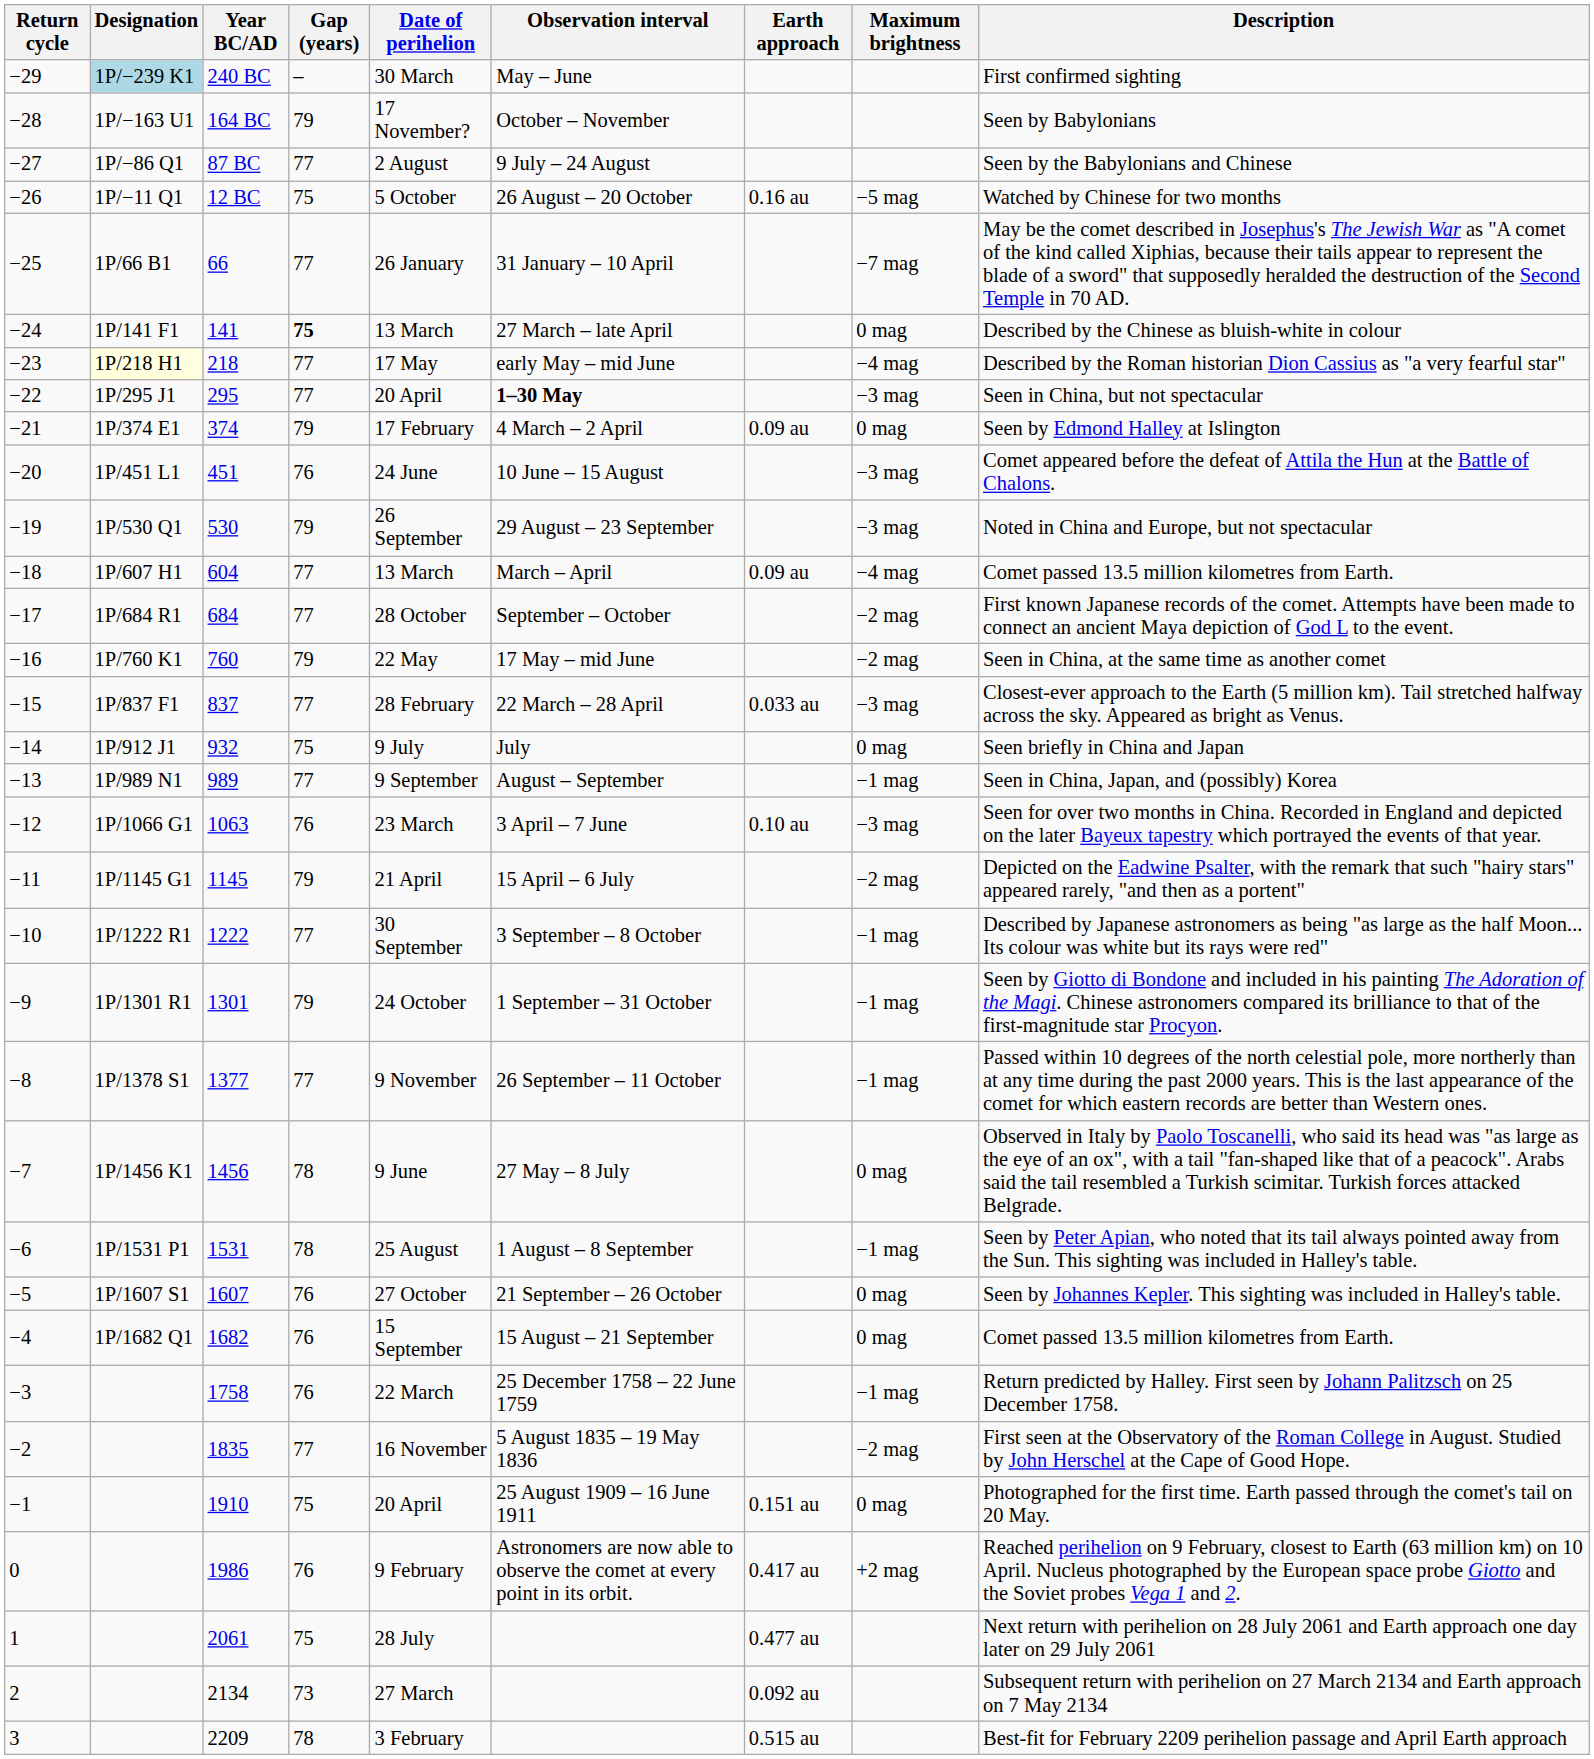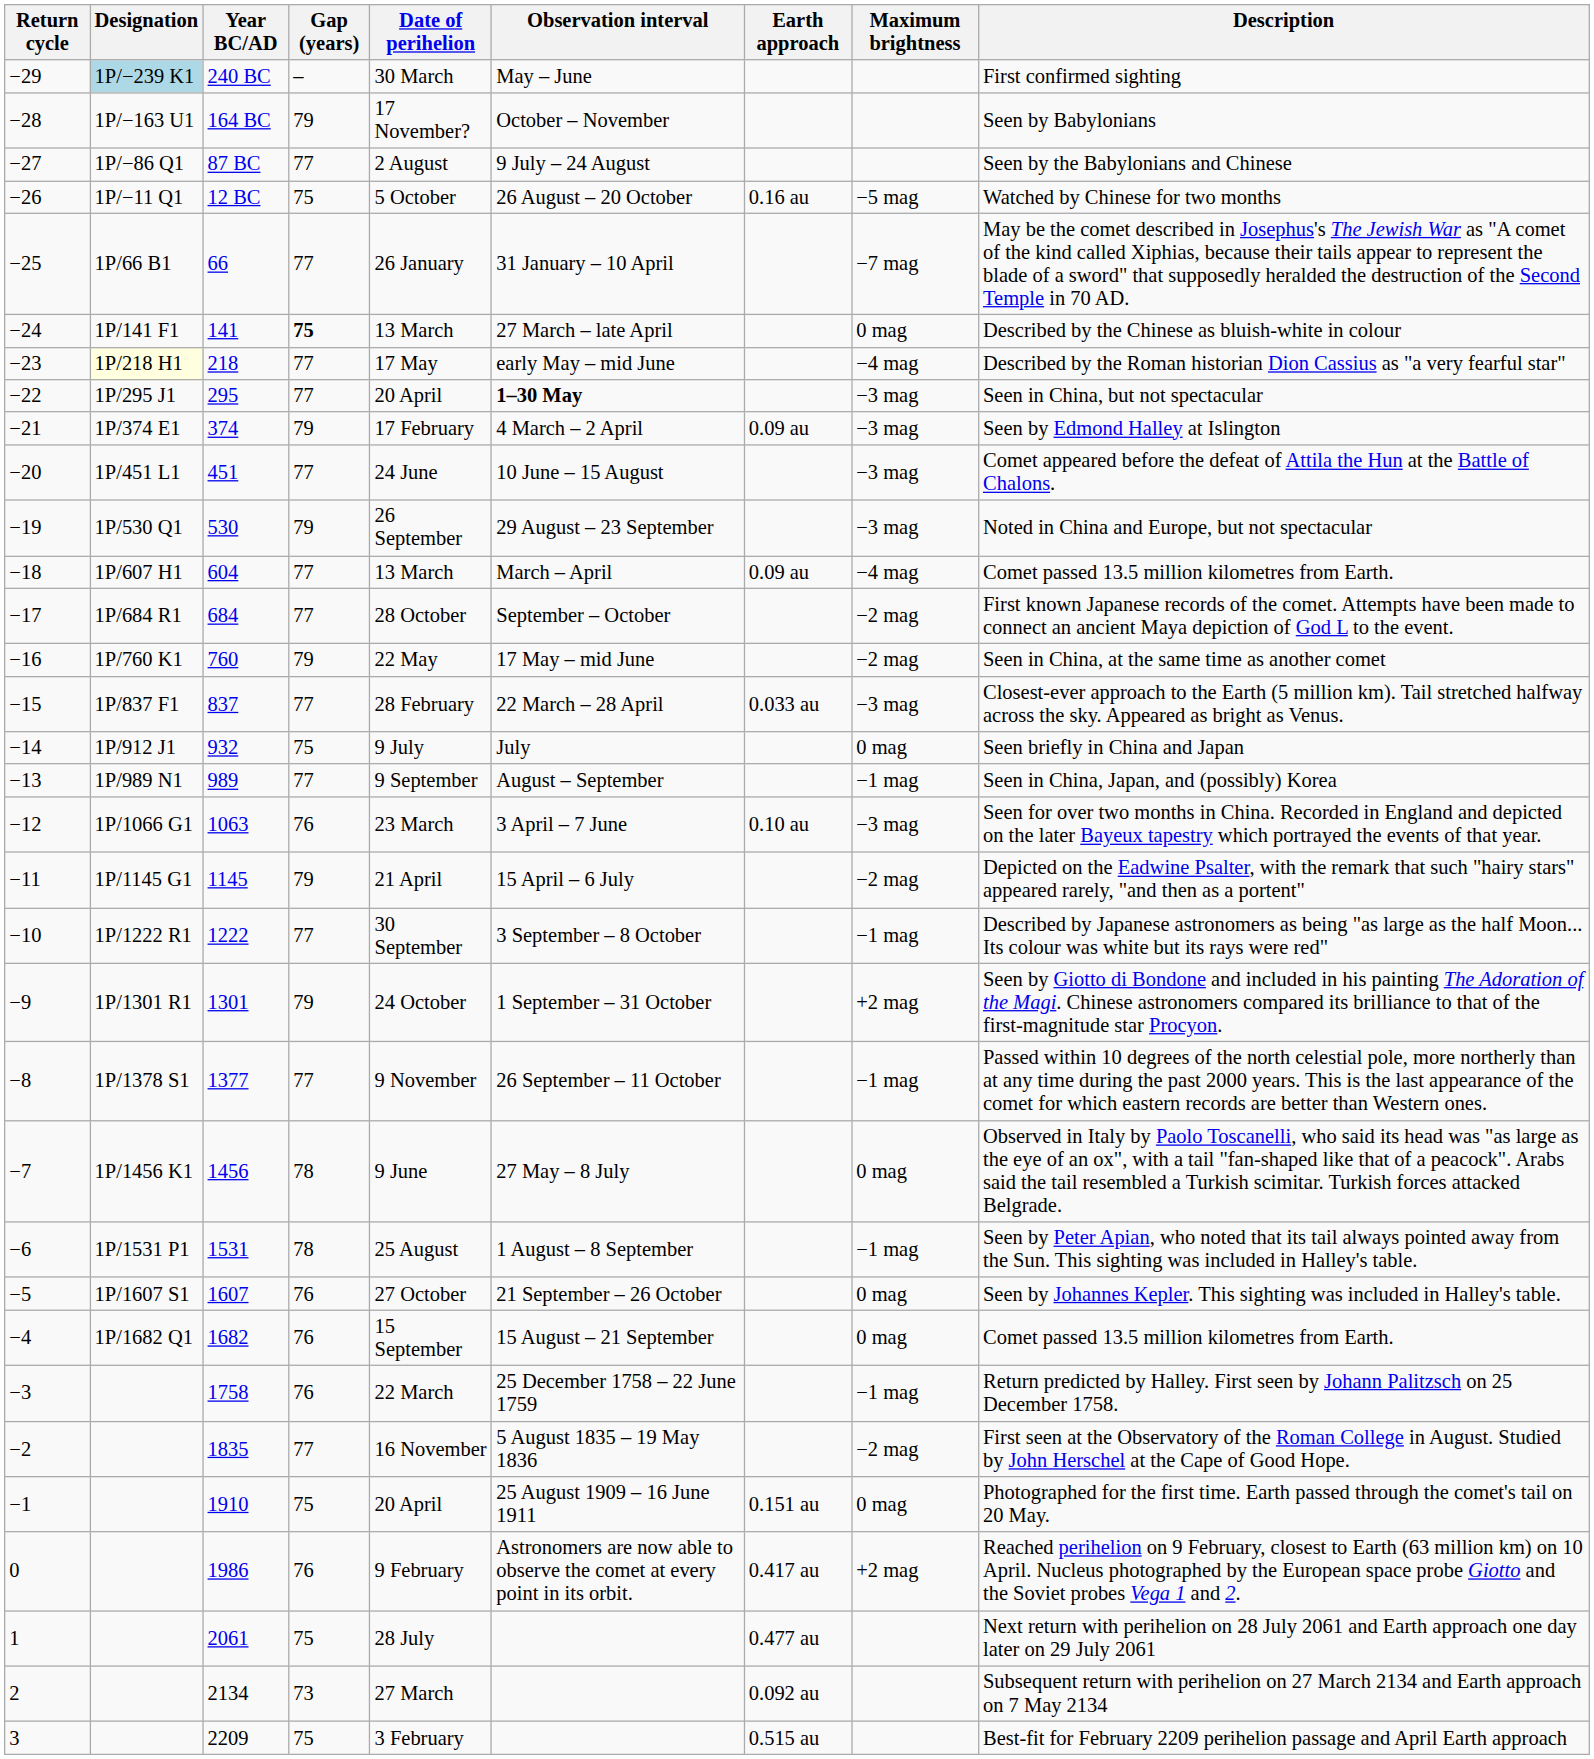(882, 428) 0 mag -> (887, 428) −3 mag
(303, 472) 76 -> (303, 472) 77
(887, 1002) −1 mag -> (887, 1002) +2 mag
(303, 1737) 78 -> (303, 1737) 75
